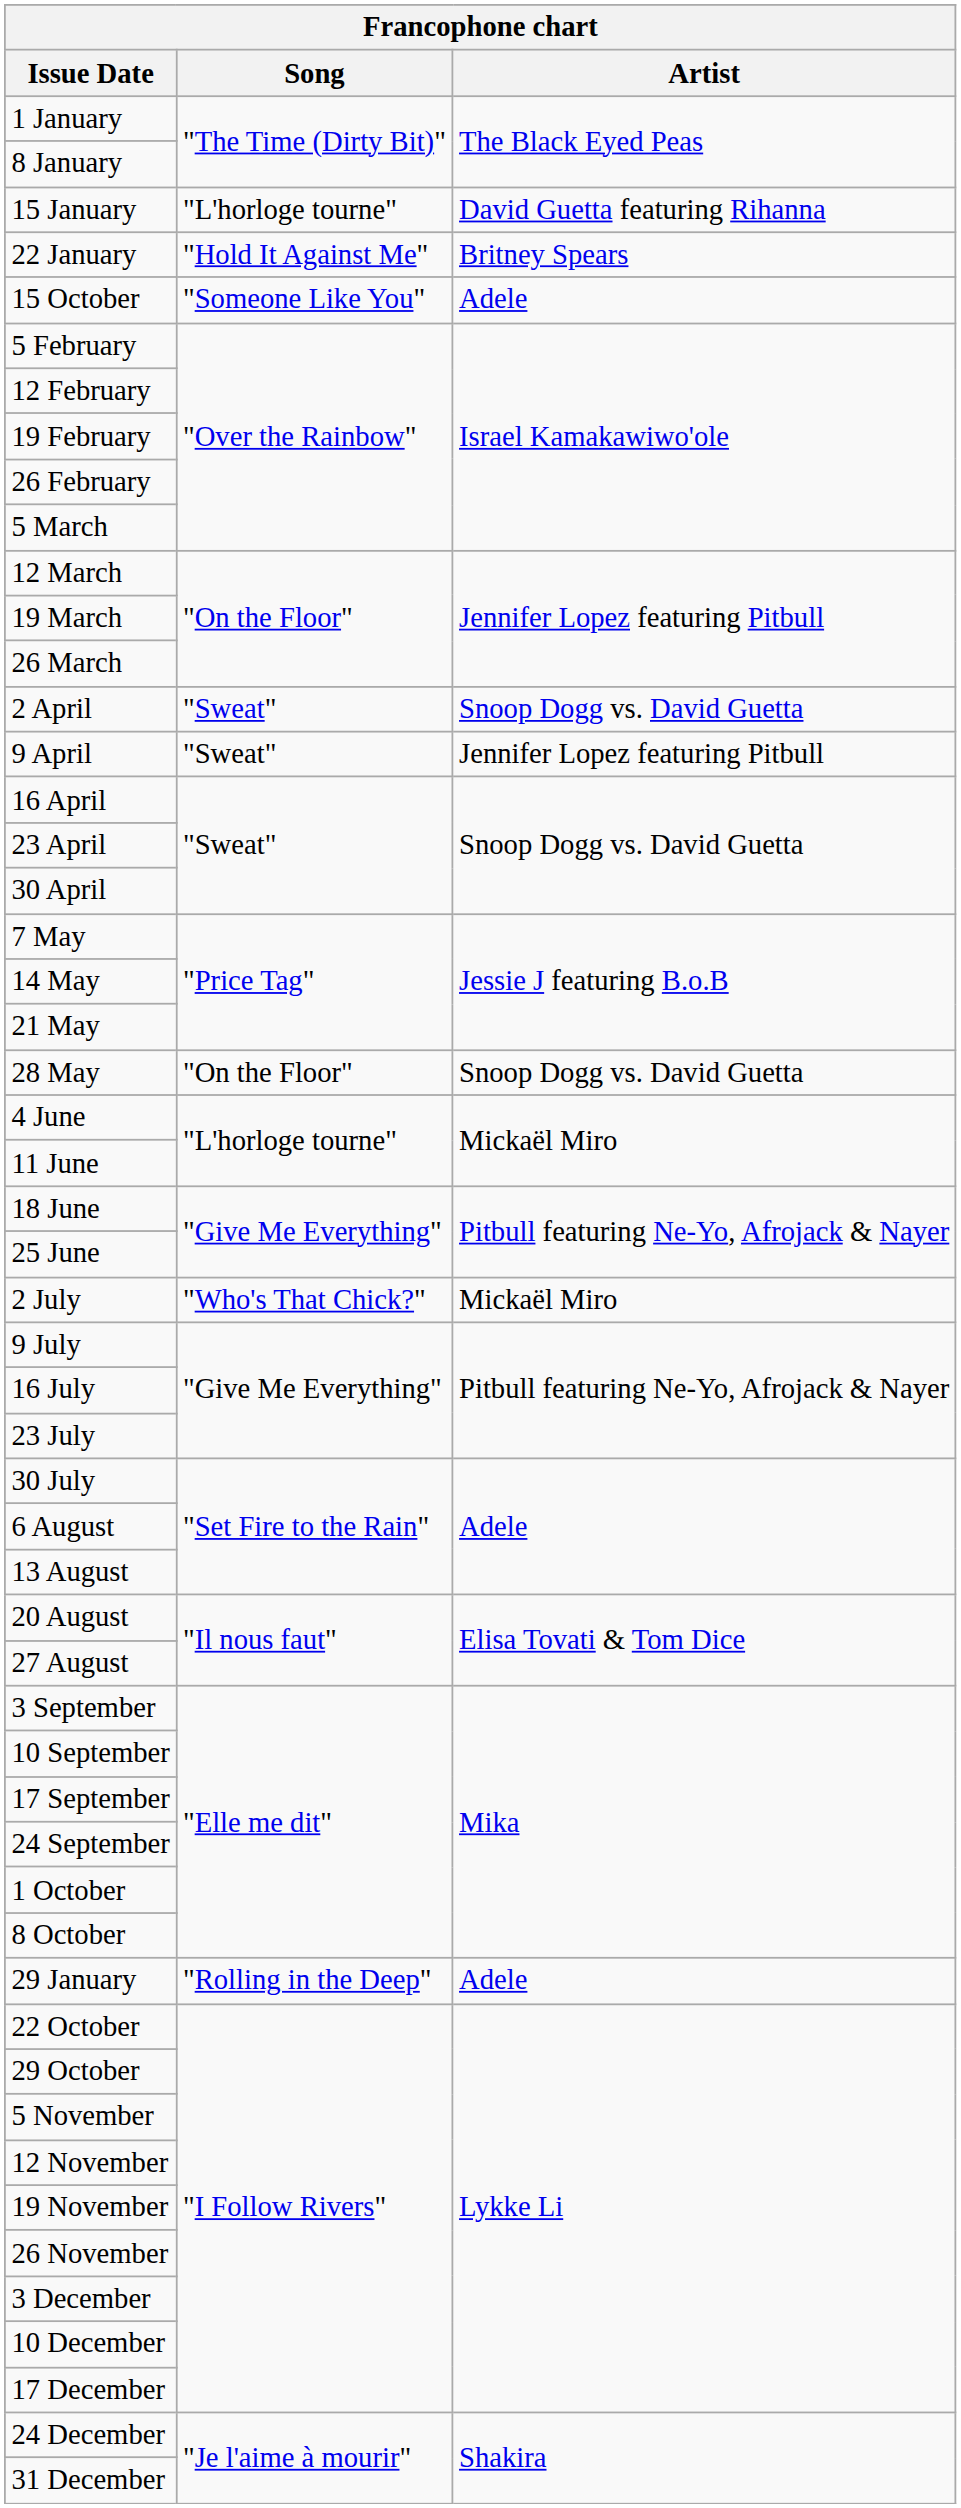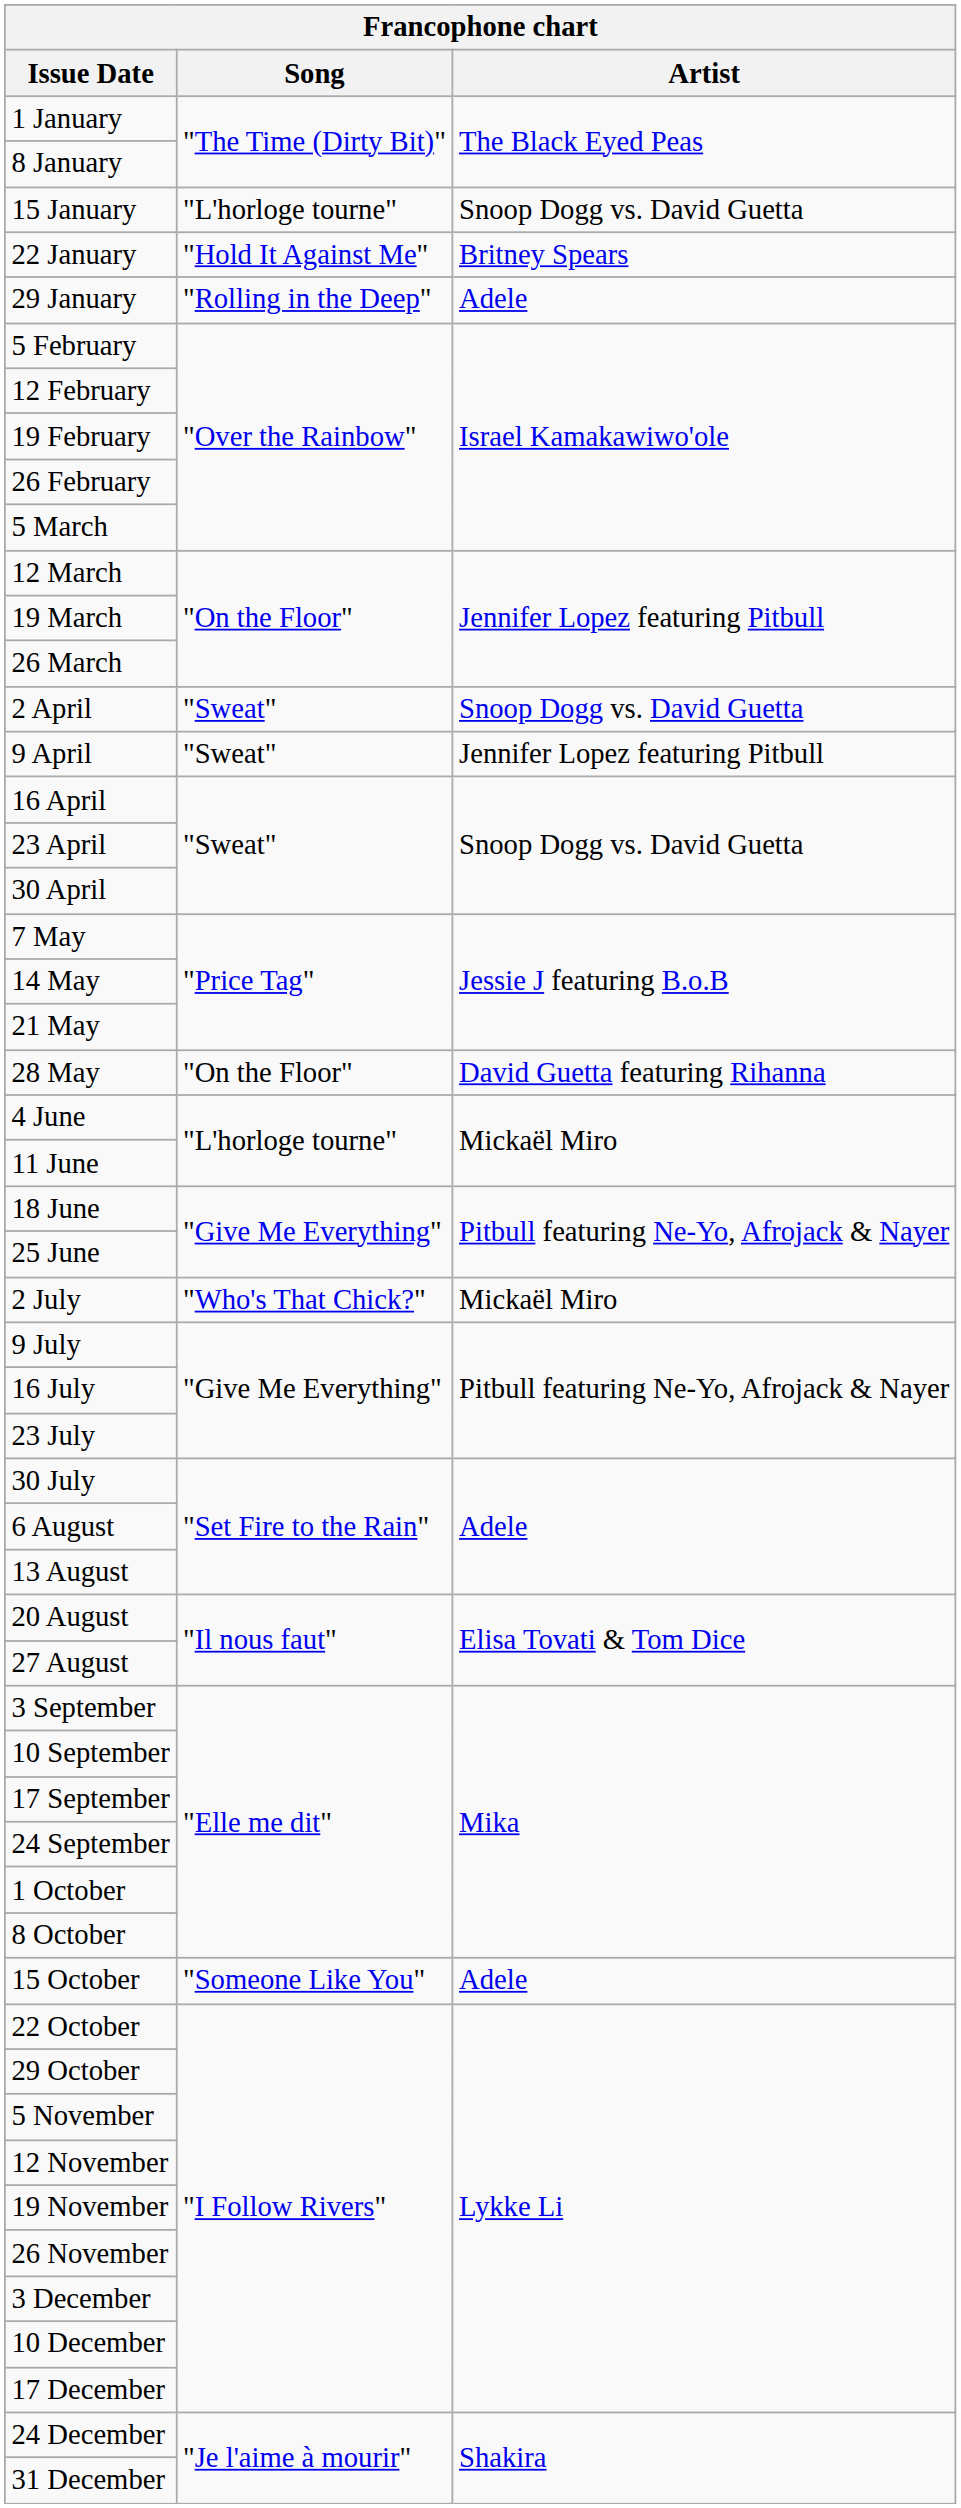(642, 208) David Guetta featuring Rihanna -> (631, 208) Snoop Dogg vs. David Guetta
rows swapped: (74, 1980) <-> (76, 299)
(631, 1071) Snoop Dogg vs. David Guetta -> (642, 1071) David Guetta featuring Rihanna
